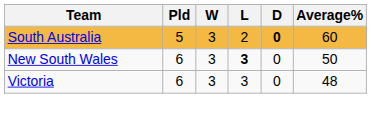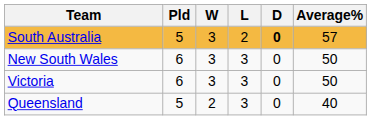(330, 37) 60 -> (330, 37) 57
(244, 59) bold -> (244, 59) normal
(330, 81) 48 -> (330, 81) 50
+ row: (45, 103)
